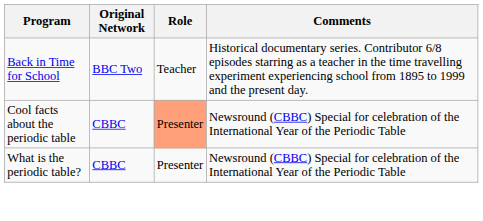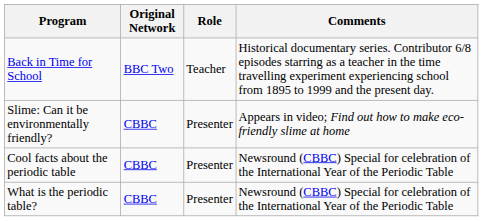+ row: (48, 124)
(180, 124) lightsalmon background -> (210, 165) no background
